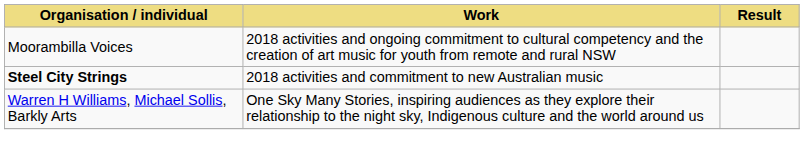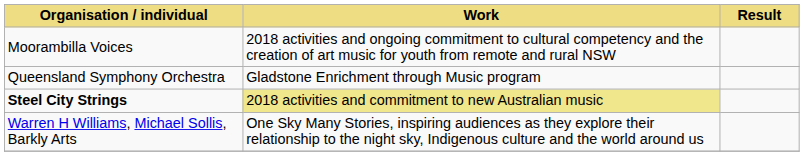+ row: (116, 77)
(425, 77) no background -> (425, 100) khaki background
